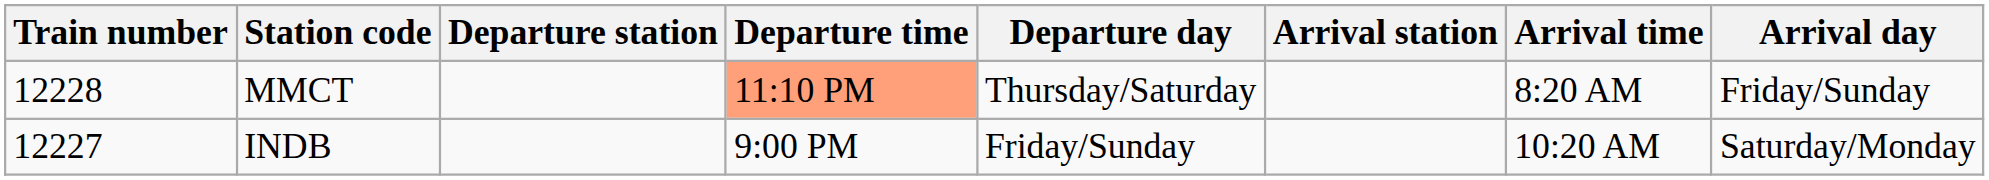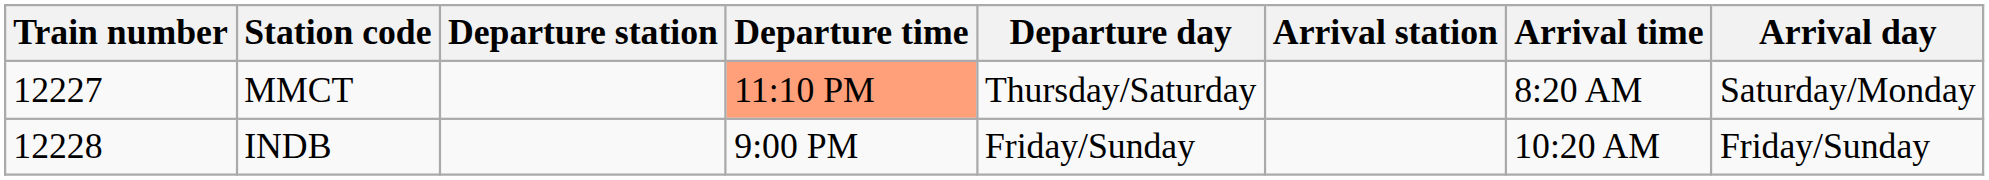(58, 89) 12228 -> (58, 89) 12227
(1825, 89) Friday/Sunday -> (1848, 89) Saturday/Monday
(58, 145) 12227 -> (58, 145) 12228
(1848, 145) Saturday/Monday -> (1825, 145) Friday/Sunday
